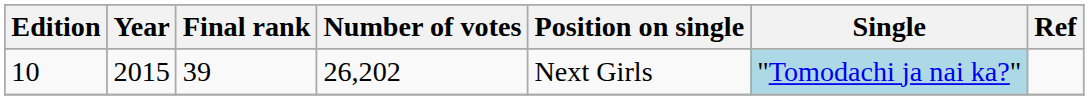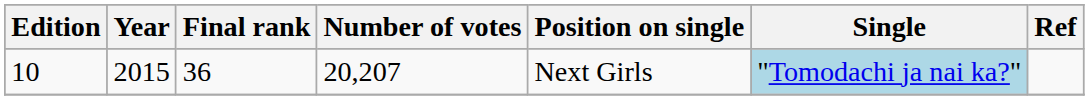(197, 71) 39 -> (197, 71) 36
(362, 71) 26,202 -> (362, 71) 20,207
